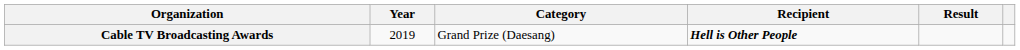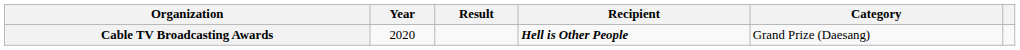columns swapped: (561, 14) <-> (961, 14)
(402, 34) 2019 -> (402, 34) 2020
